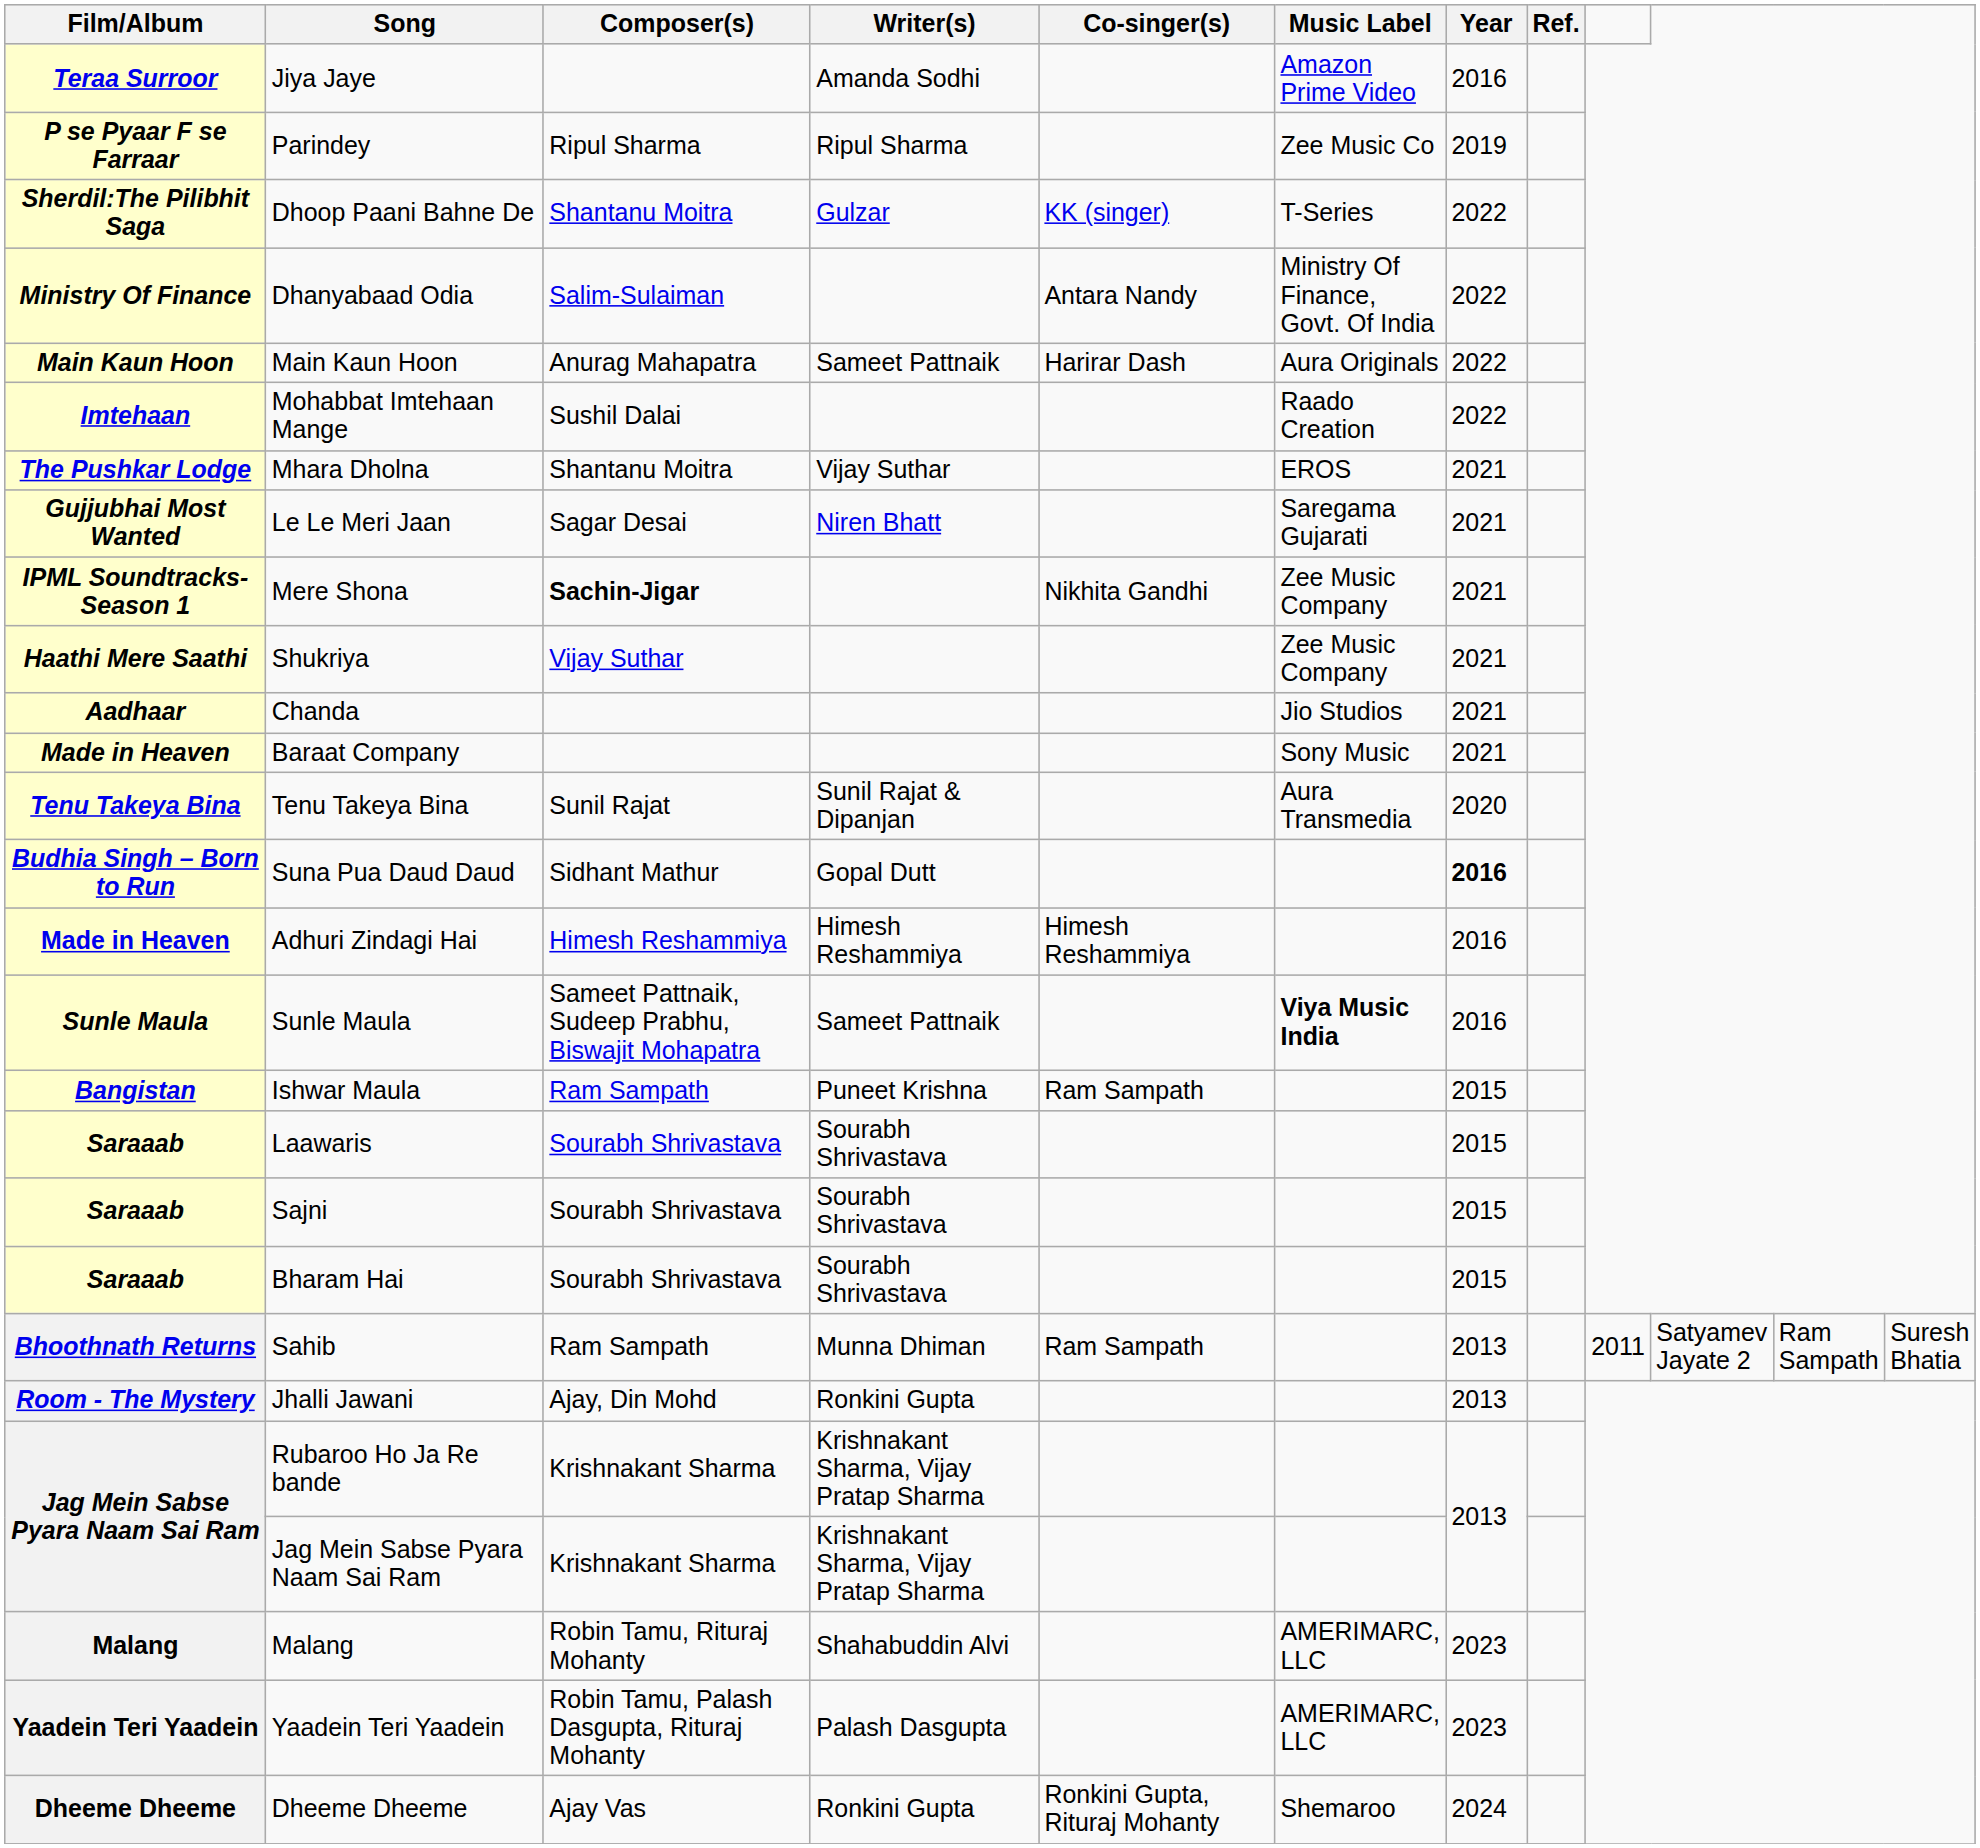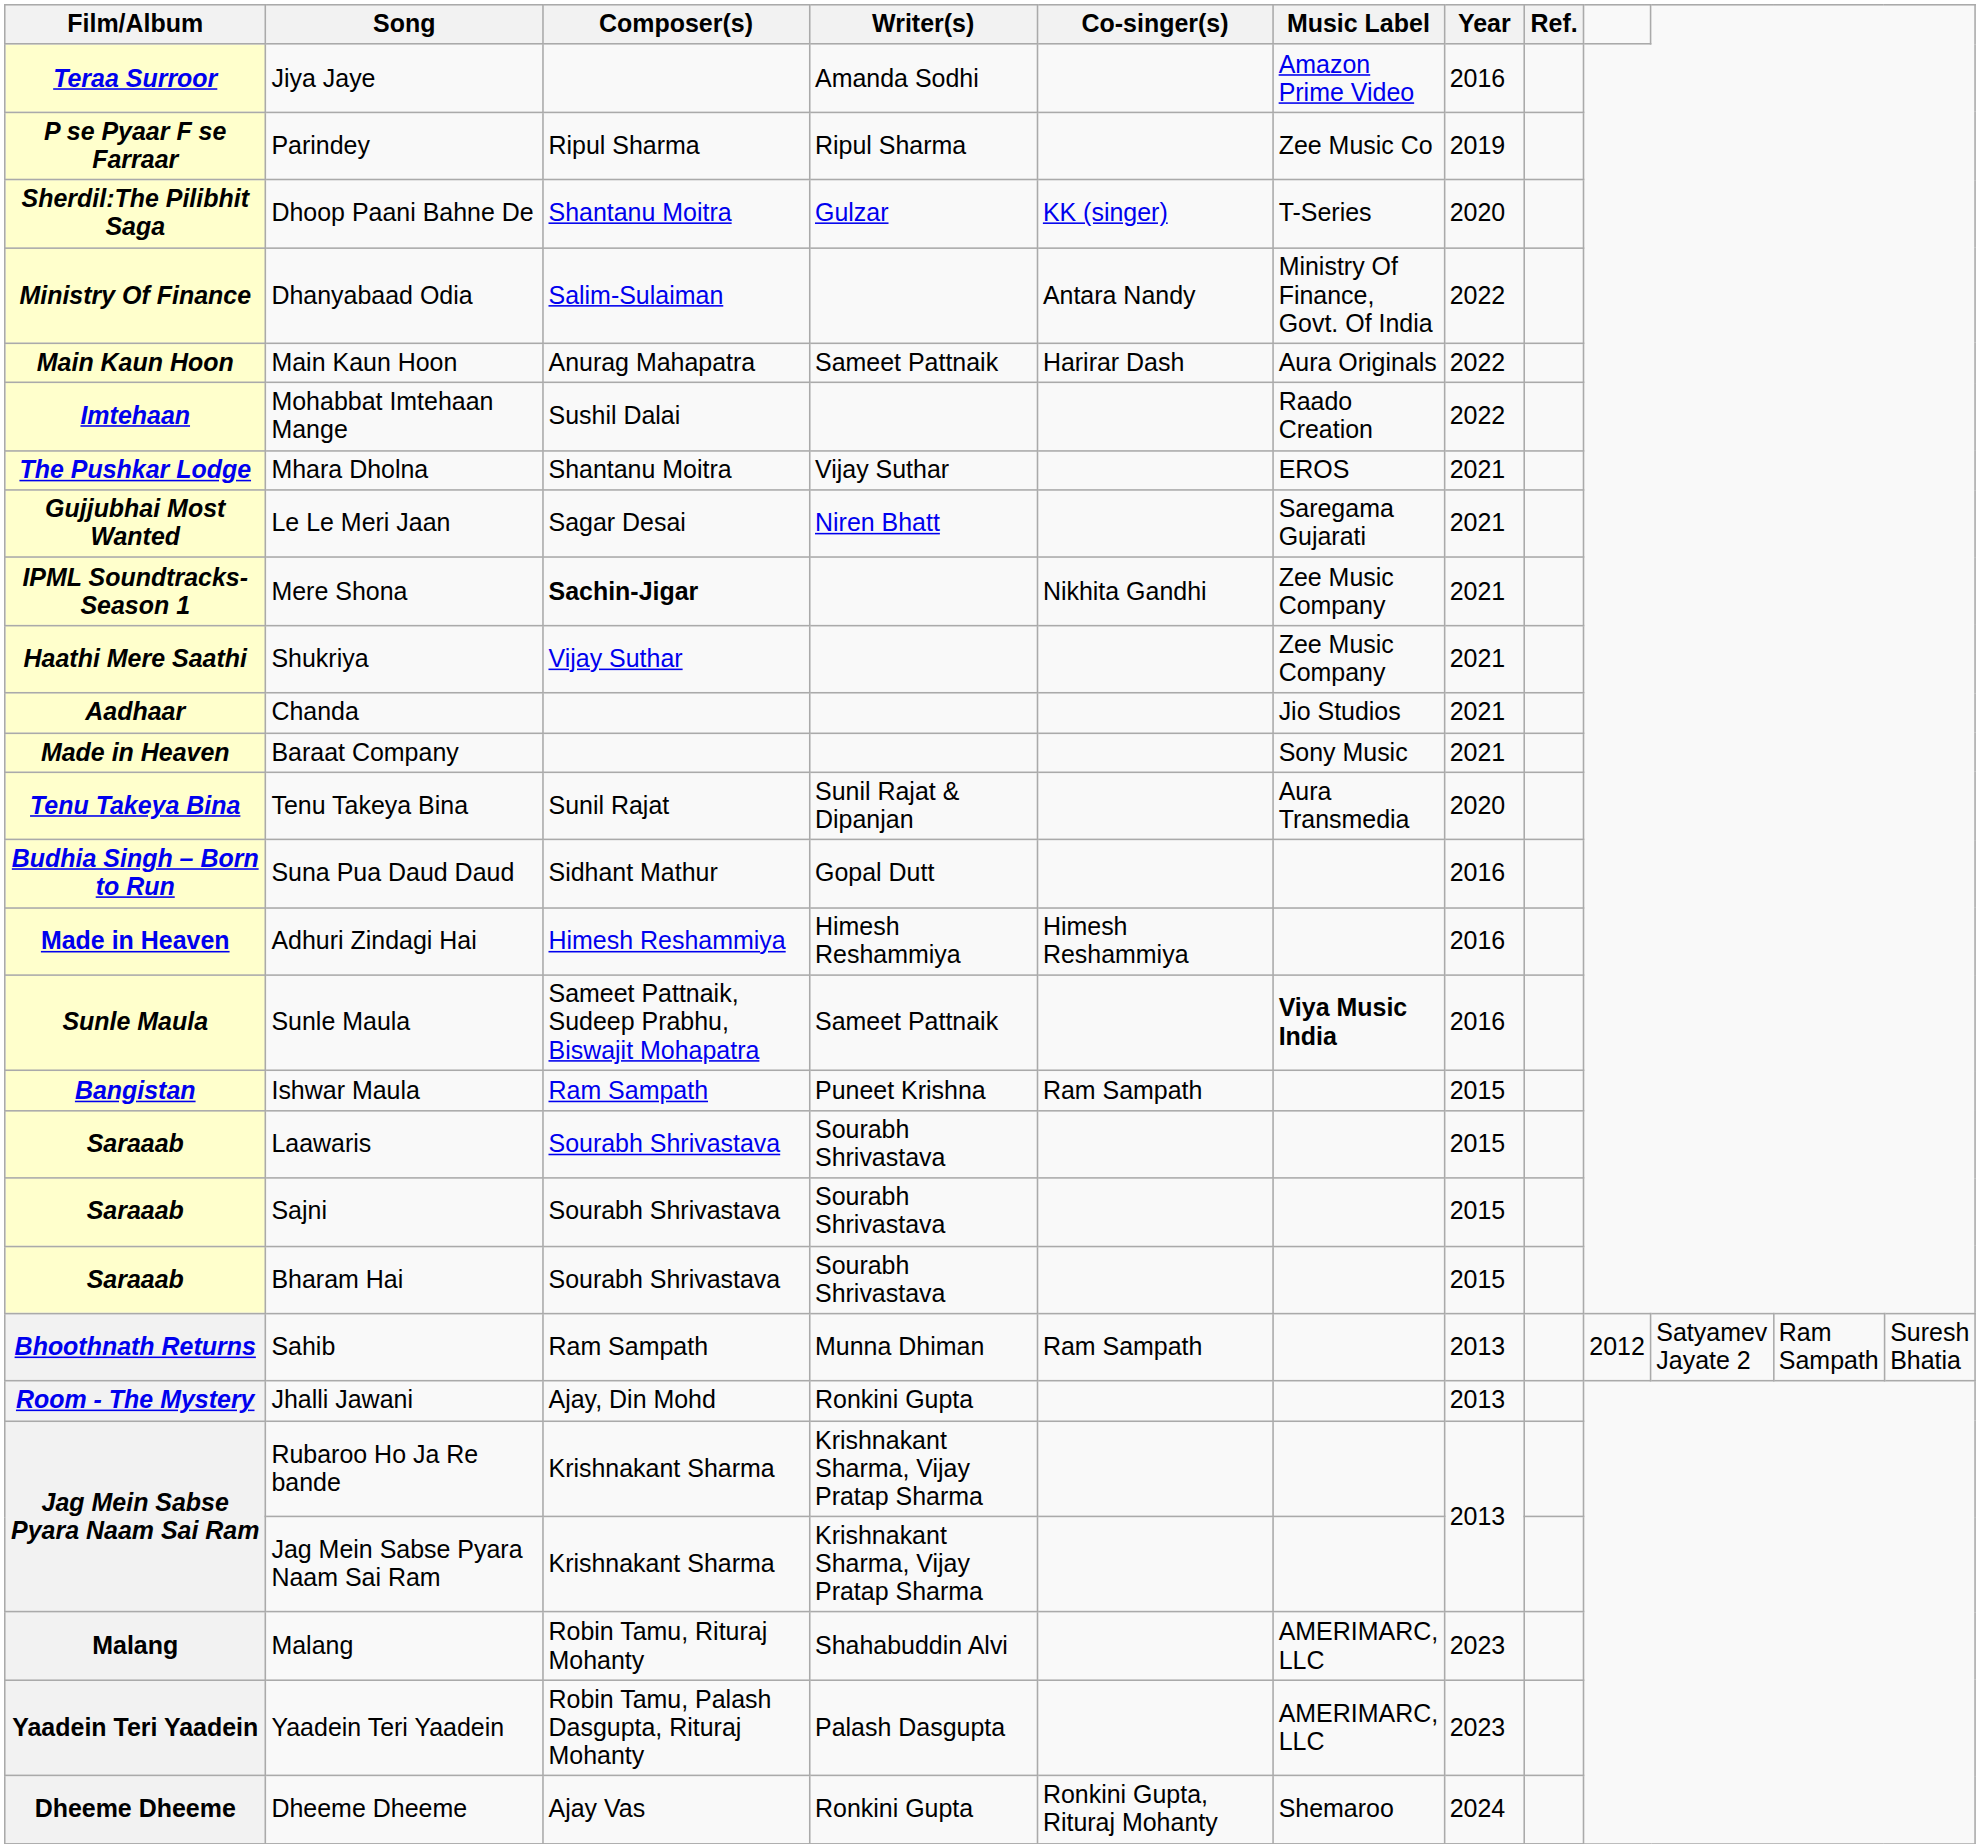(1479, 213) 2022 -> (1477, 213) 2020
(1479, 873) bold -> (1477, 873) normal
(1618, 1346) 2011 -> (1617, 1346) 2012
